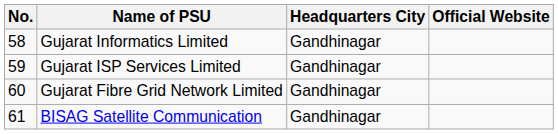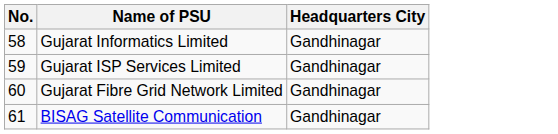- column: (491, 16)
